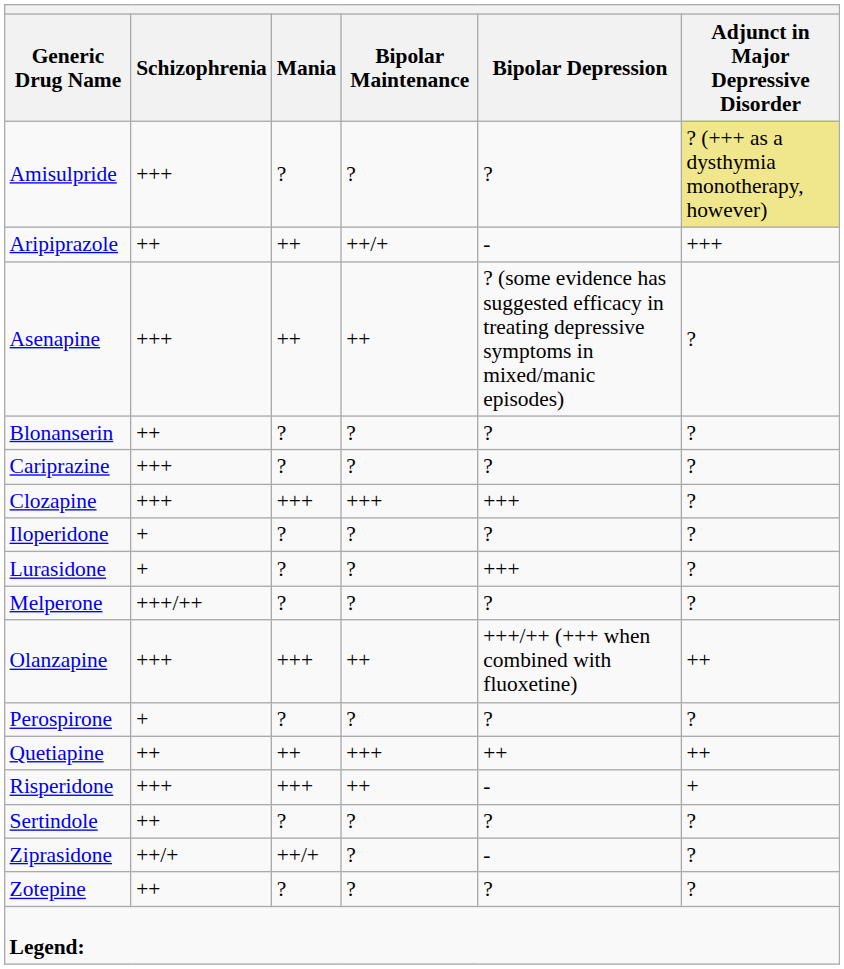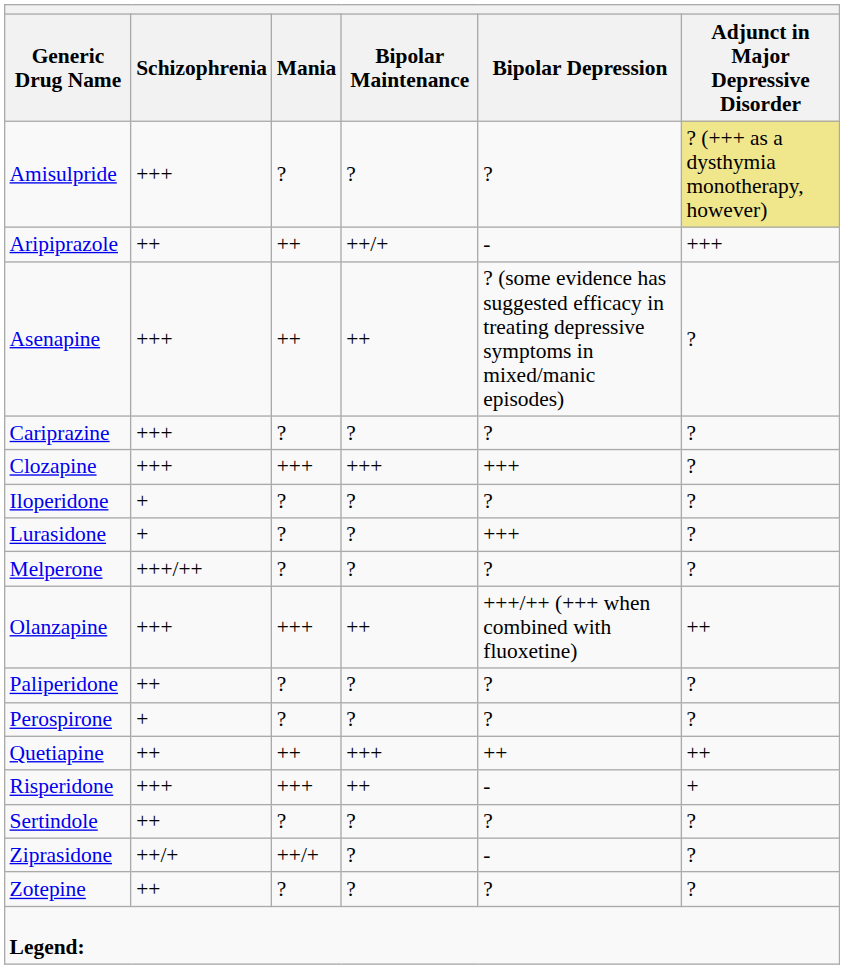- row: (61, 432)
+ row: (64, 684)
